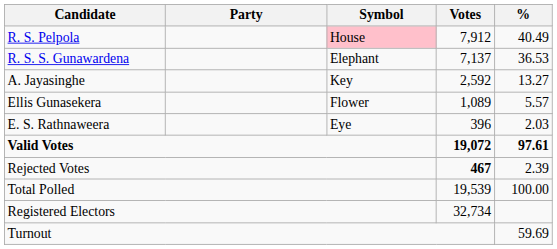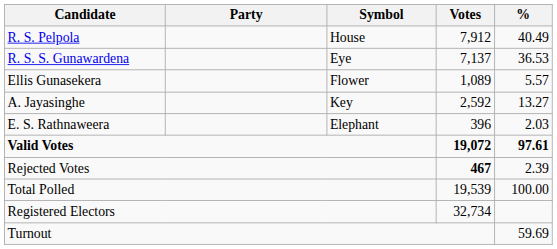(347, 37) pink background -> (347, 37) no background
(354, 59) Elephant -> (341, 59) Eye
rows swapped: (46, 80) <-> (54, 102)
(341, 124) Eye -> (354, 124) Elephant
